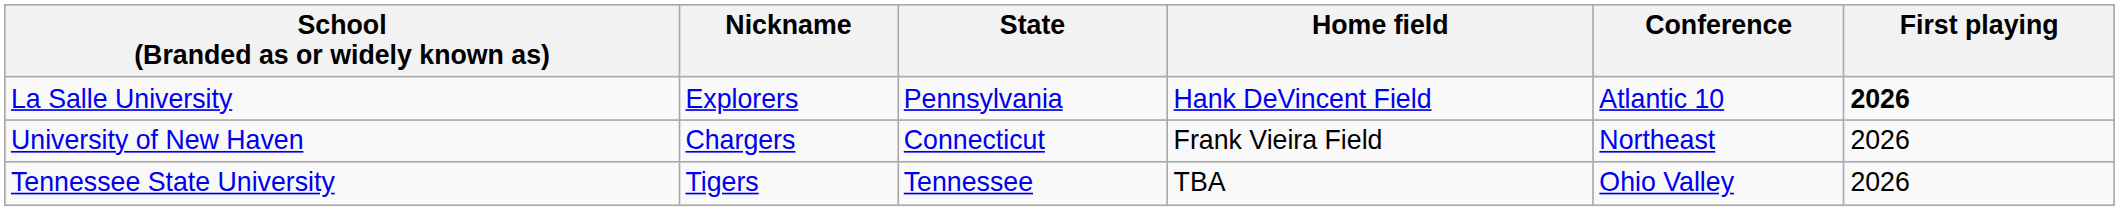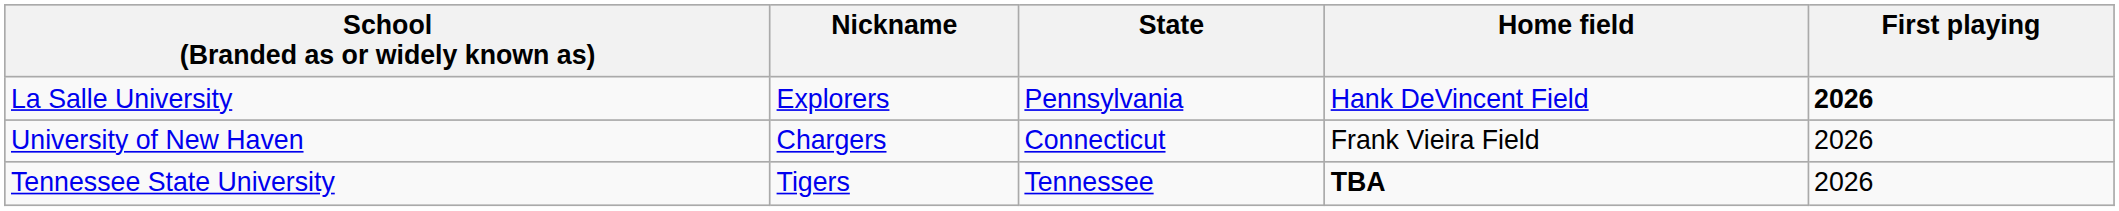- column: (1719, 25)
(1200, 182) normal -> (1358, 182) bold
